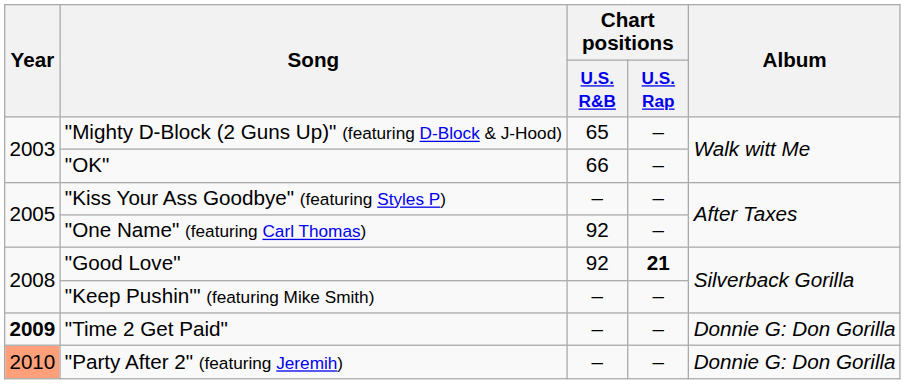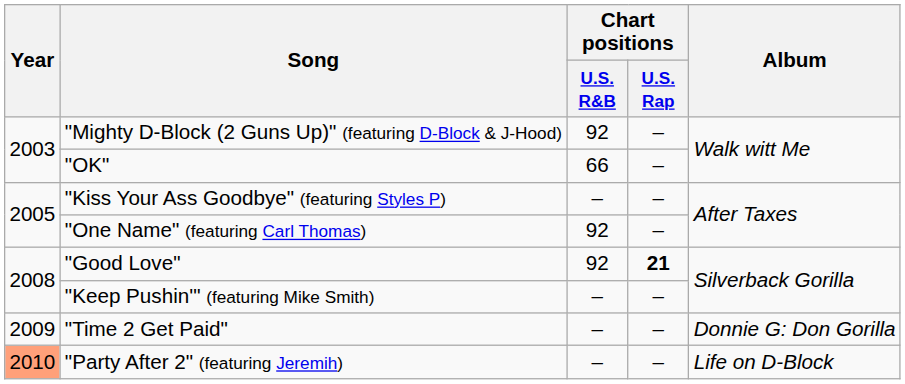(597, 132) 65 -> (597, 132) 92
(32, 329) bold -> (32, 329) normal
(795, 361) Donnie G: Don Gorilla -> (764, 361) Life on D-Block
